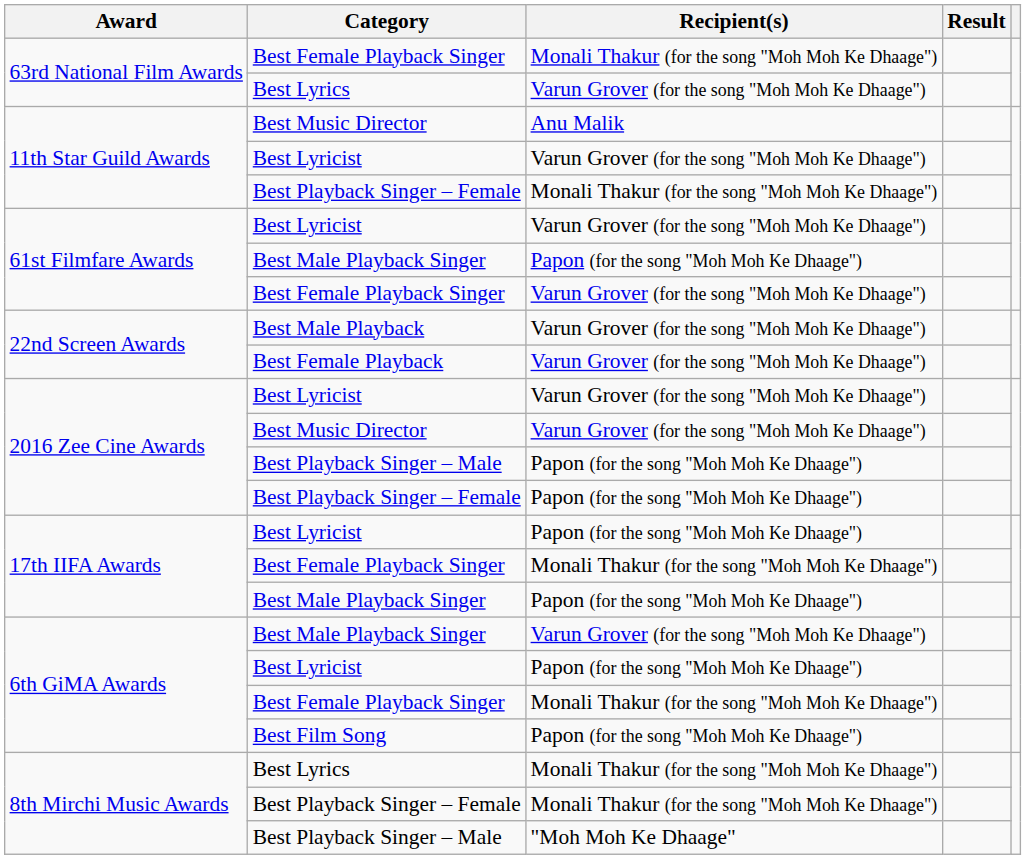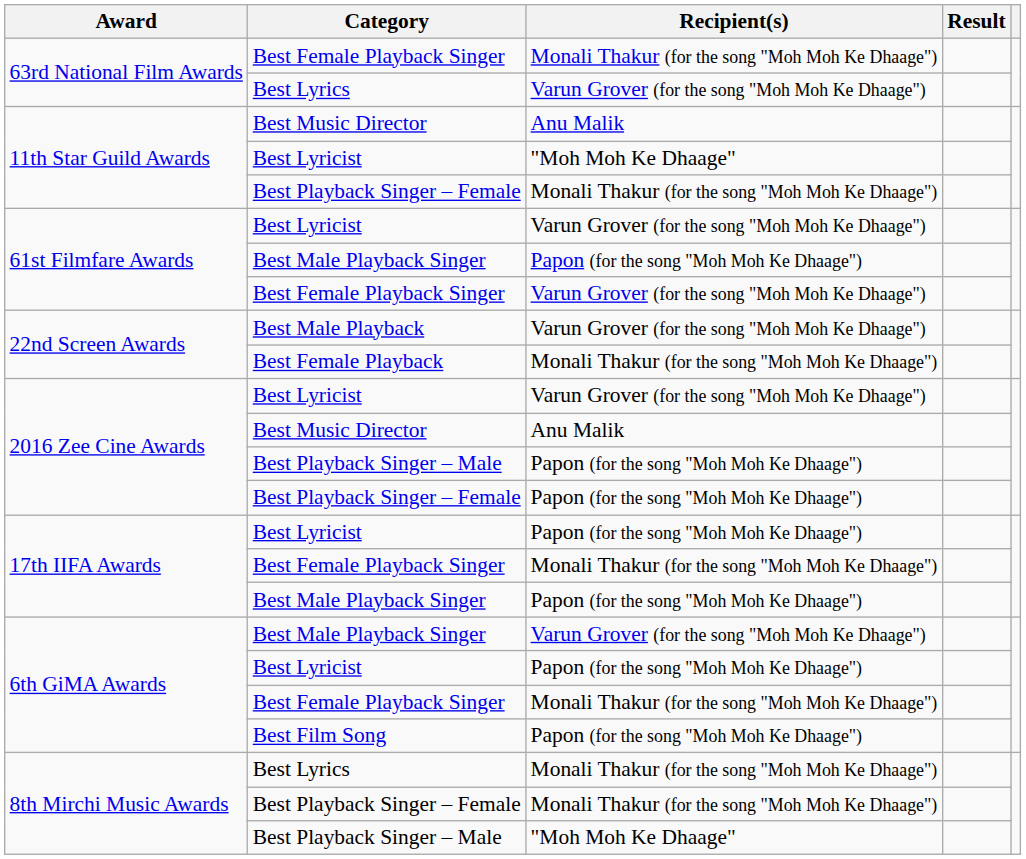(728, 157) Varun Grover (for the song "Moh Moh Ke Dhaage") -> (633, 157) "Moh Moh Ke Dhaage"
(728, 361) Varun Grover (for the song "Moh Moh Ke Dhaage") -> (734, 361) Monali Thakur (for the song "Moh Moh Ke Dhaage")
(728, 429) Varun Grover (for the song "Moh Moh Ke Dhaage") -> (577, 429) Anu Malik
